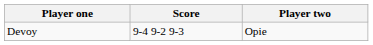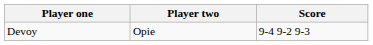columns swapped: (305, 13) <-> (186, 13)
